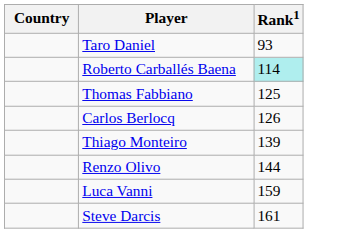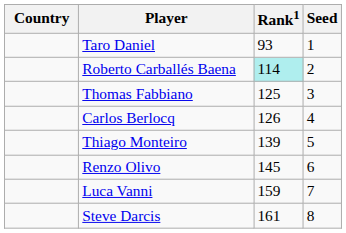+ column: (322, 18)
(269, 166) 144 -> (269, 166) 145
